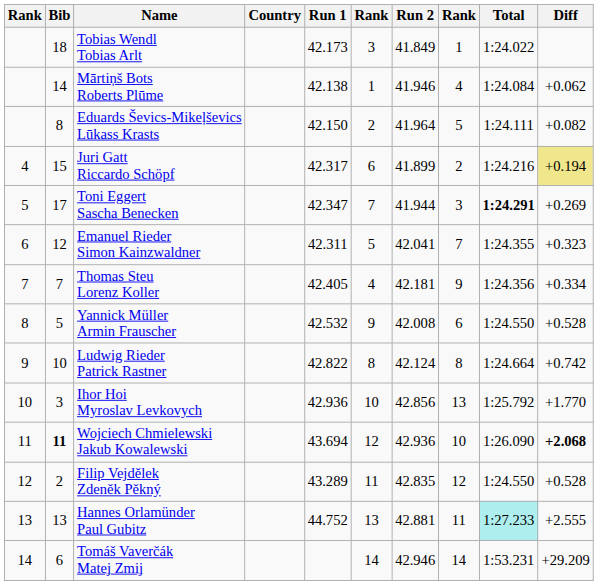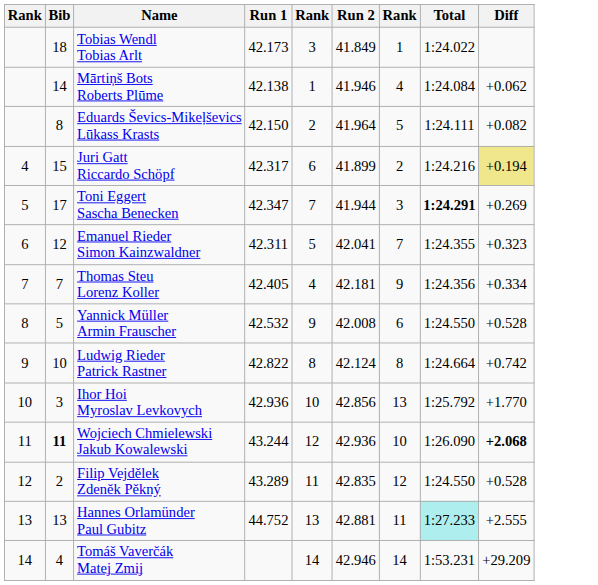- column: (275, 16)
(328, 442) 43.694 -> (268, 442) 43.244
(59, 560) 6 -> (59, 560) 4
